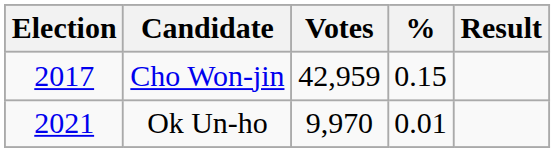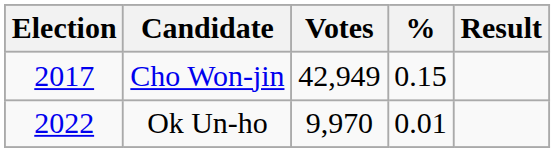(339, 75) 42,959 -> (339, 75) 42,949
(64, 123) 2021 -> (64, 123) 2022
